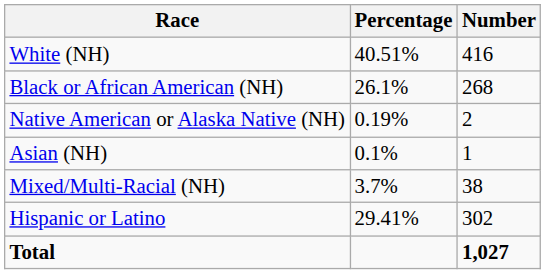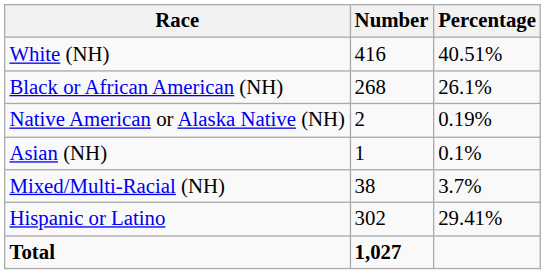columns swapped: (499, 20) <-> (404, 20)
